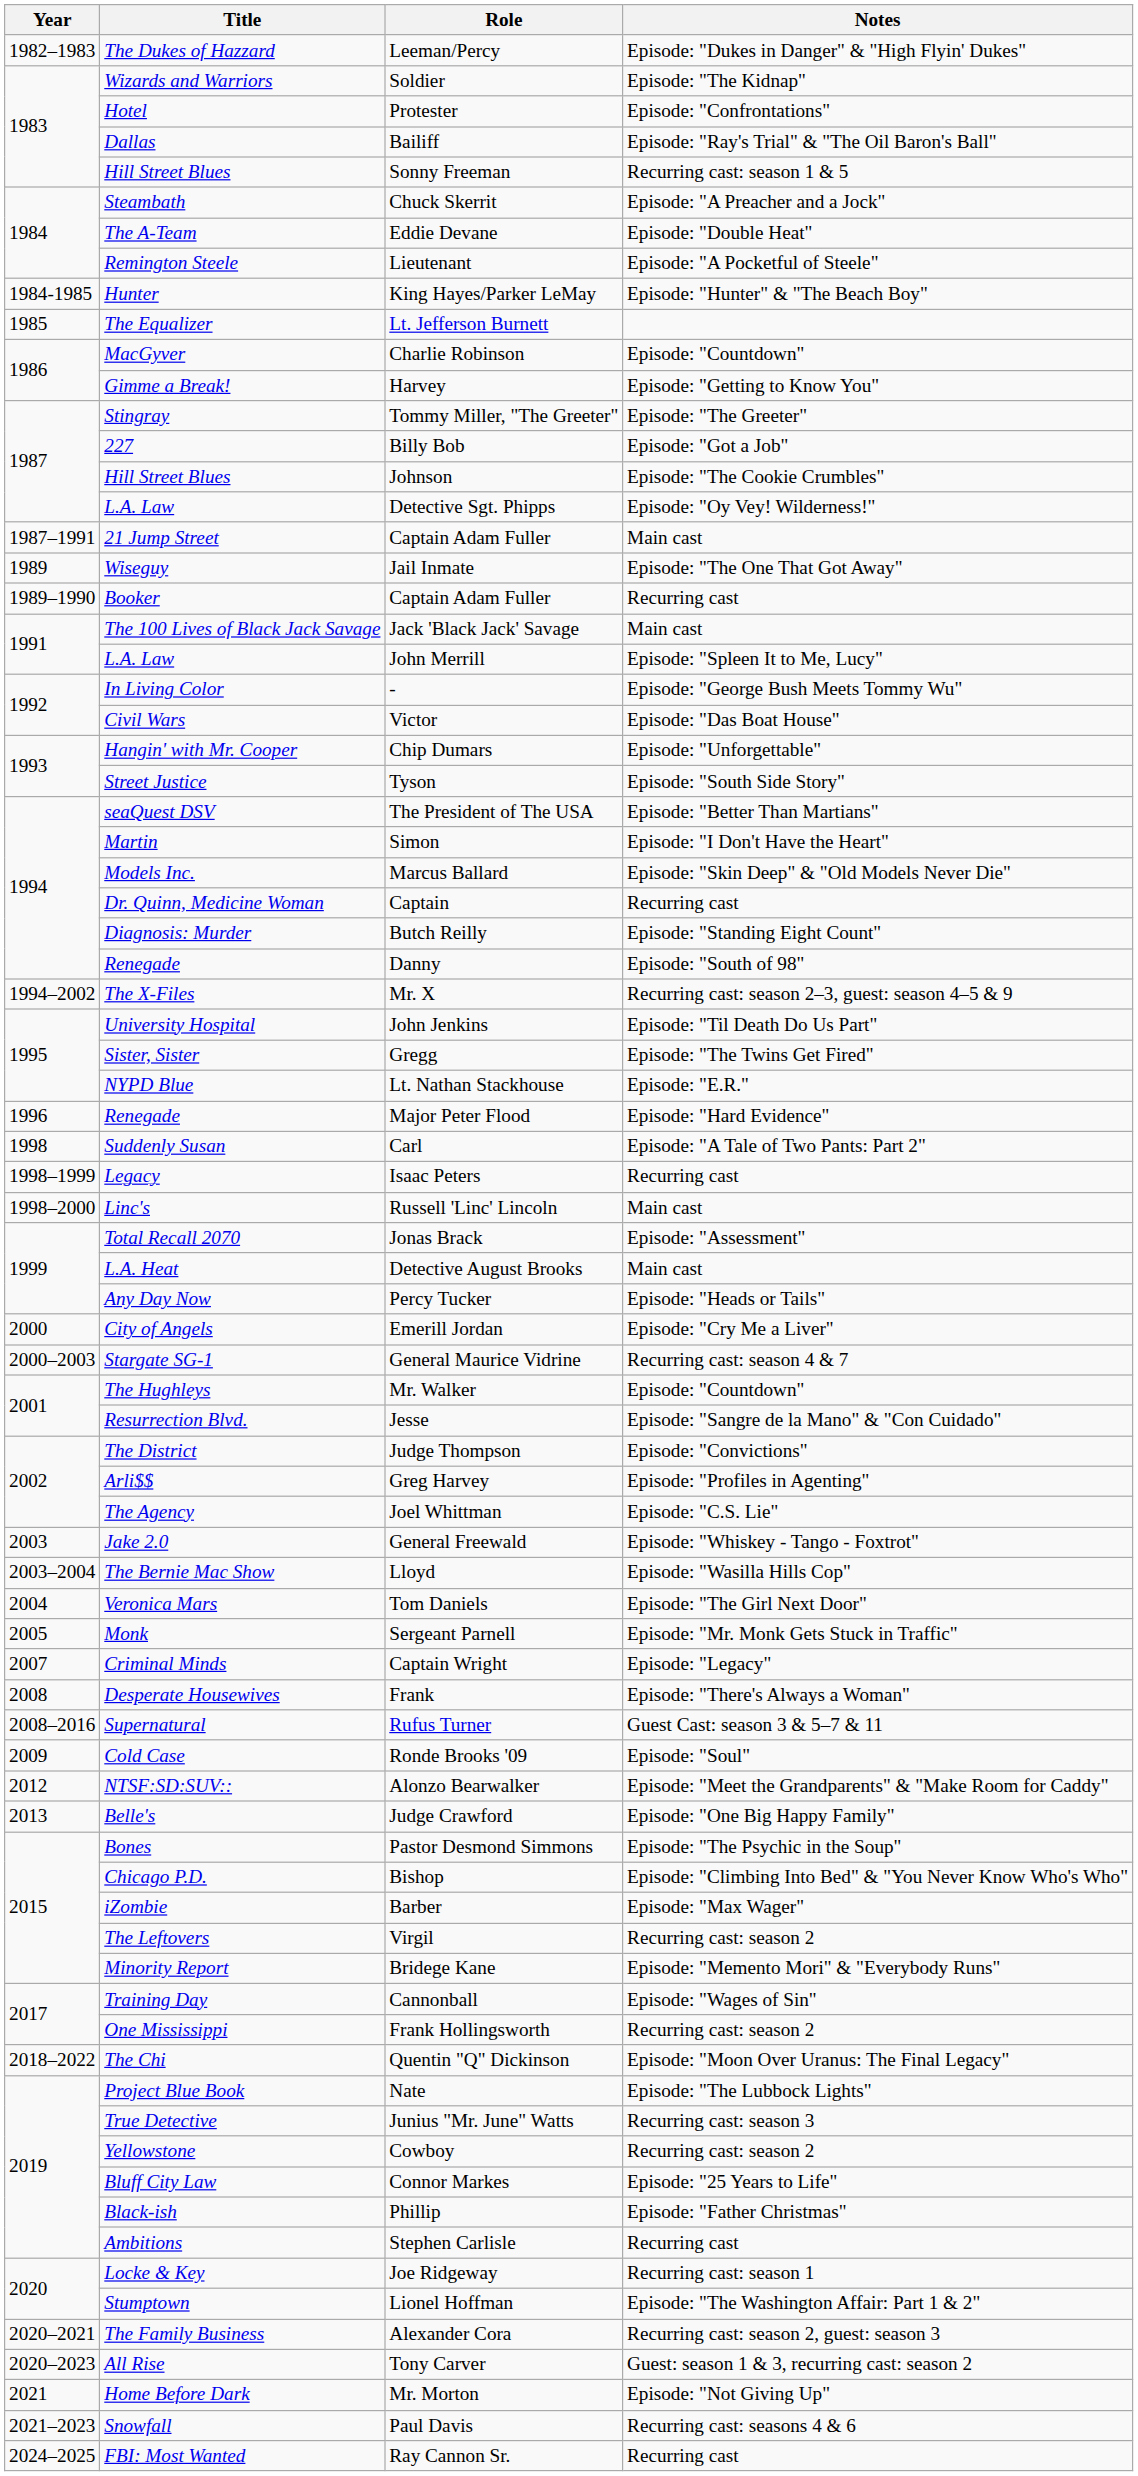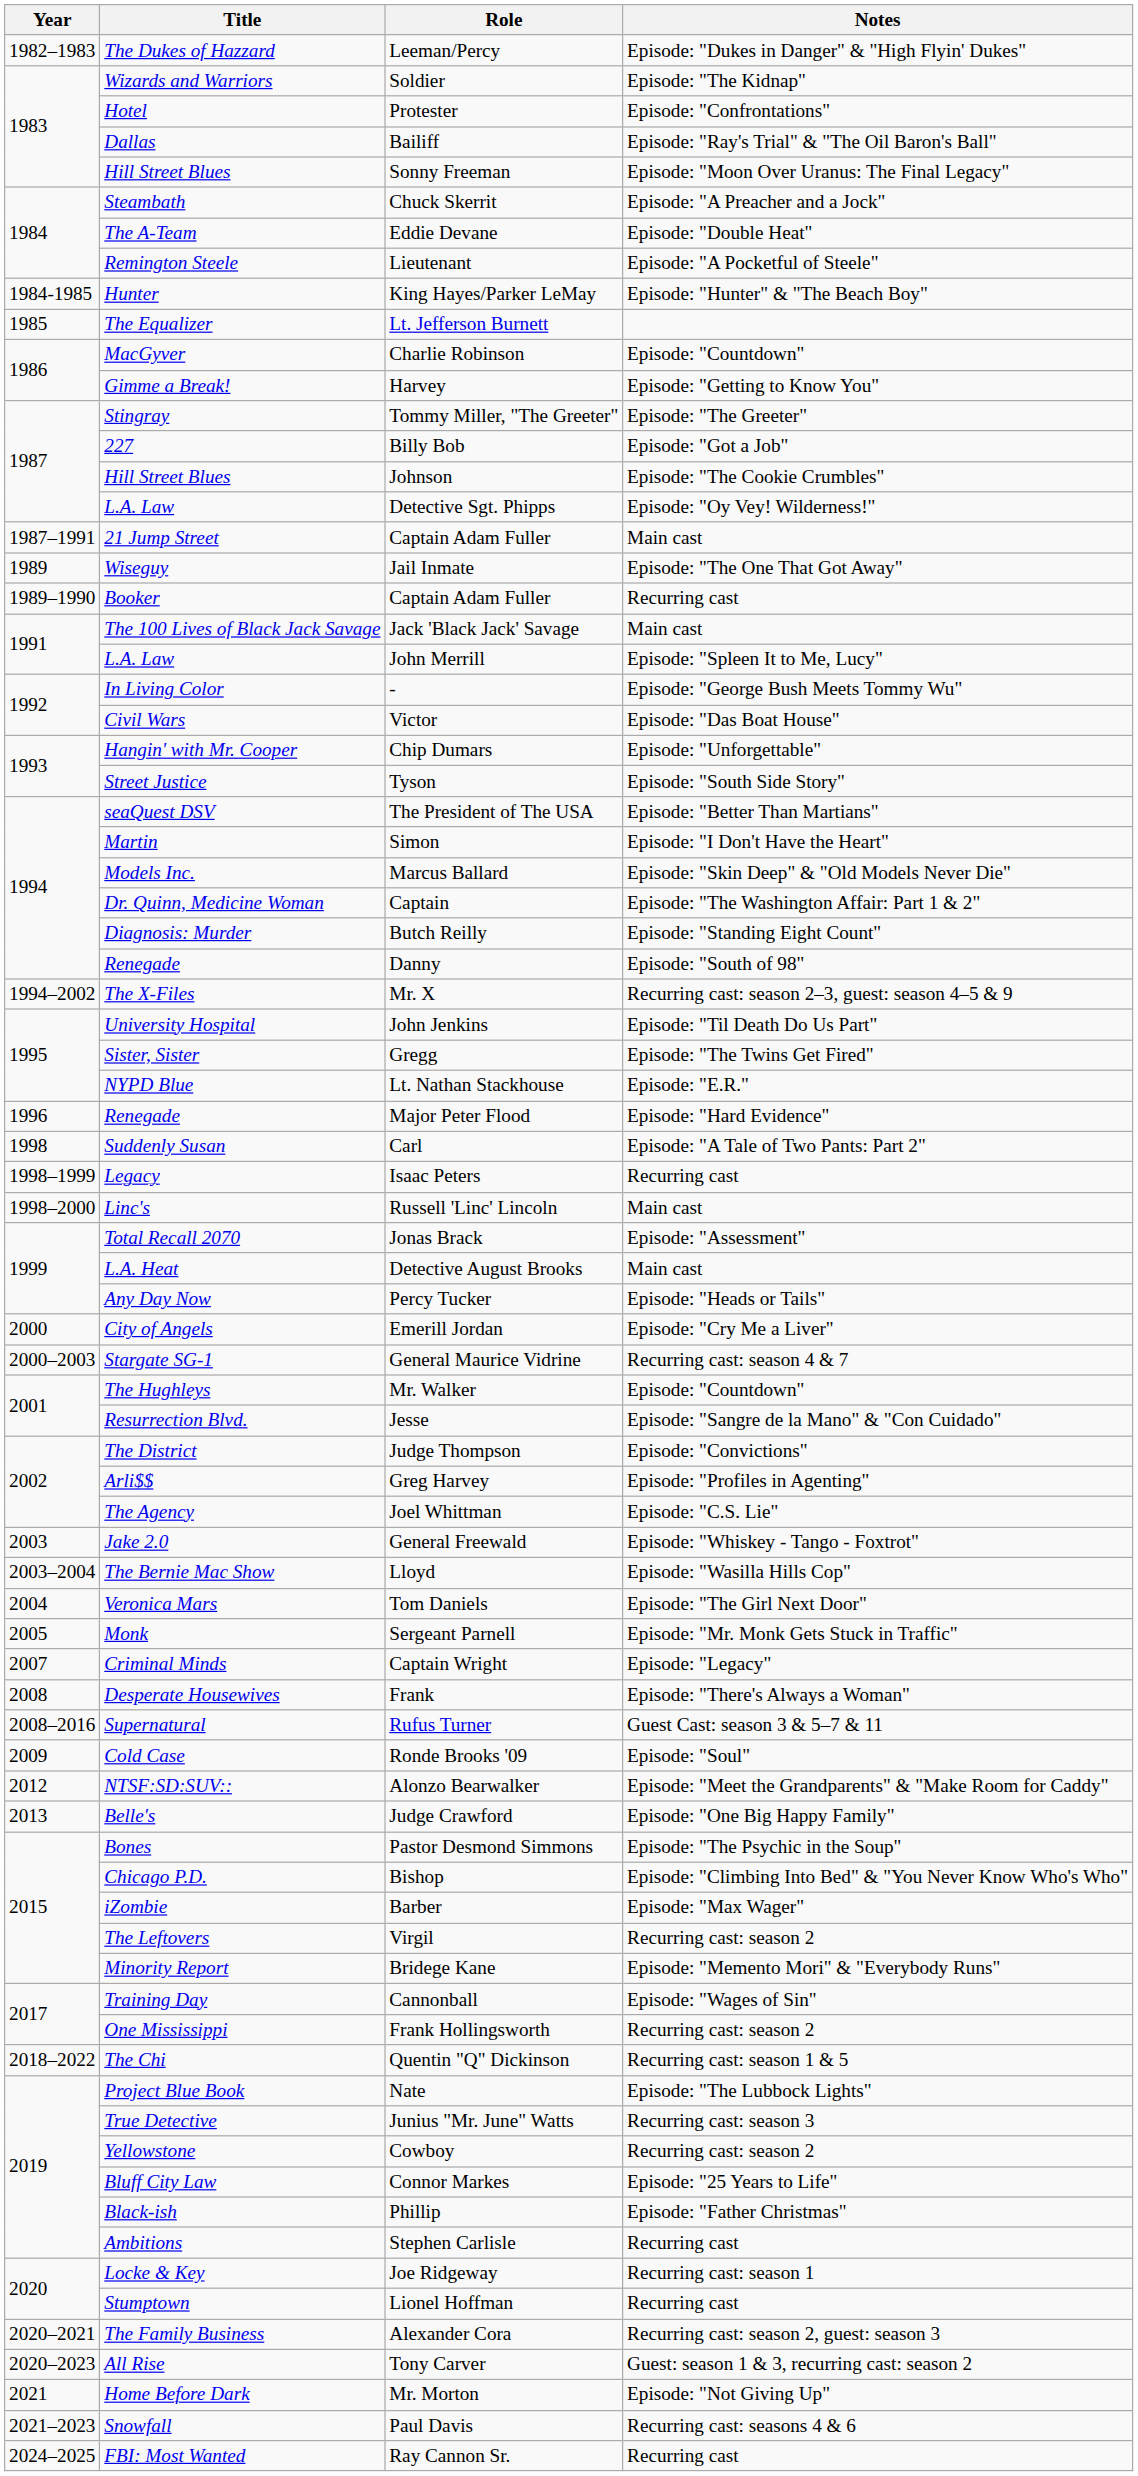(738, 171) Recurring cast: season 1 & 5 -> (818, 171) Episode: "Moon Over Uranus: The Final Legacy"
(683, 902) Recurring cast -> (804, 902) Episode: "The Washington Affair: Part 1 & 2"
(818, 2059) Episode: "Moon Over Uranus: The Final Legacy" -> (738, 2059) Recurring cast: season 1 & 5
(804, 2303) Episode: "The Washington Affair: Part 1 & 2" -> (683, 2303) Recurring cast
